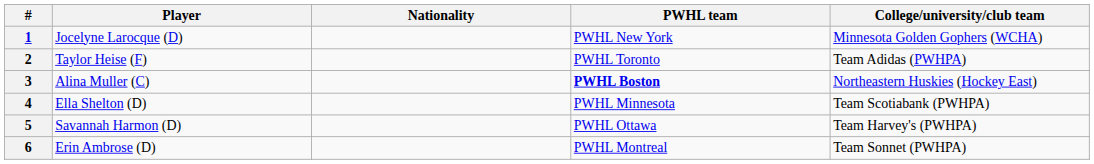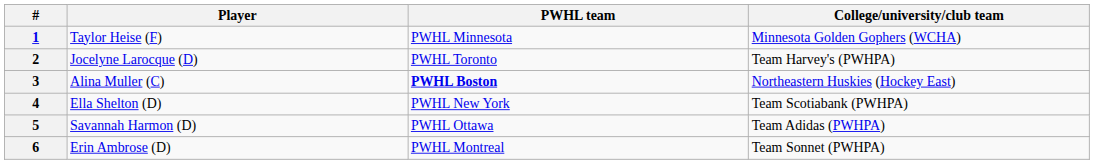- column: (441, 15)
(119, 37) Jocelyne Larocque (D) -> (116, 37) Taylor Heise (F)
(623, 37) PWHL New York -> (461, 37) PWHL Minnesota
(101, 59) Taylor Heise (F) -> (134, 59) Jocelyne Larocque (D)
(900, 59) Team Adidas (PWHPA) -> (823, 59) Team Harvey's (PWHPA)
(624, 103) PWHL Minnesota -> (460, 103) PWHL New York
(905, 125) Team Harvey's (PWHPA) -> (818, 125) Team Adidas (PWHPA)
